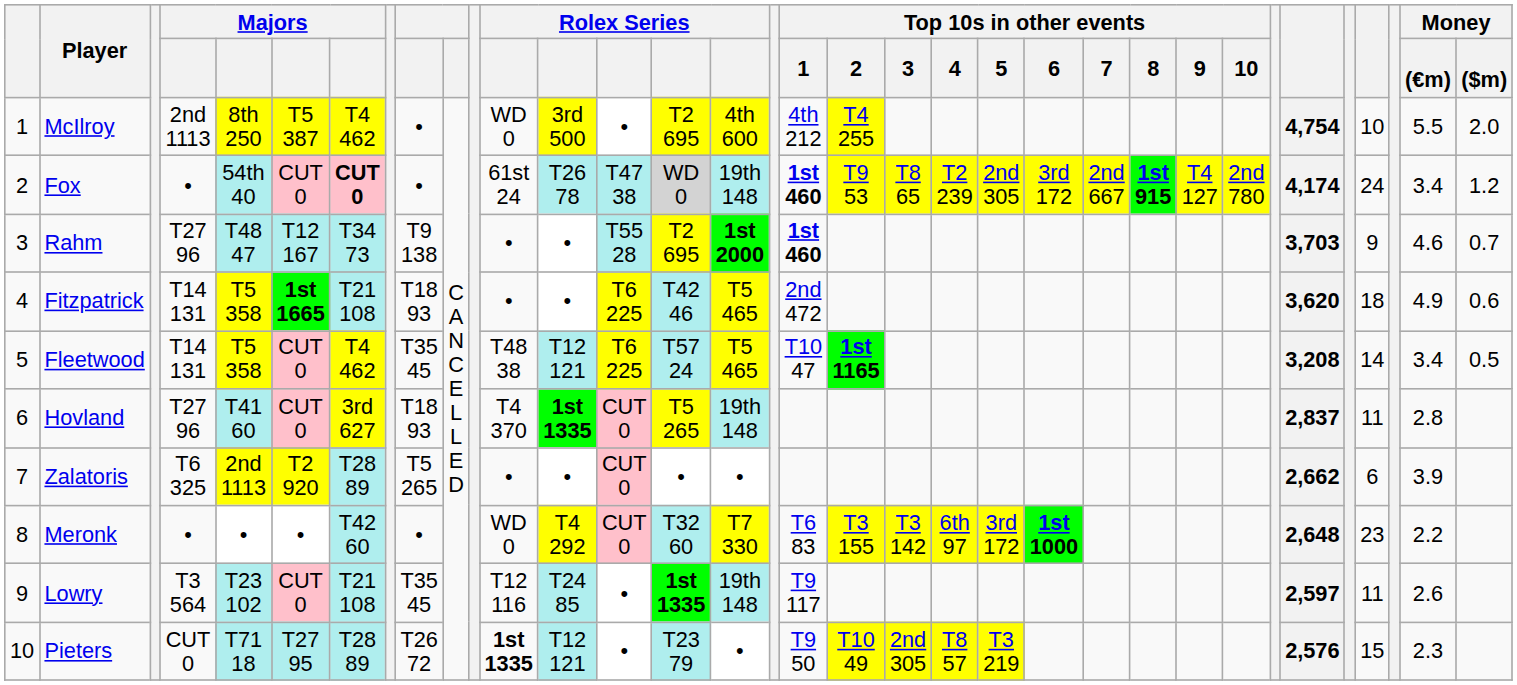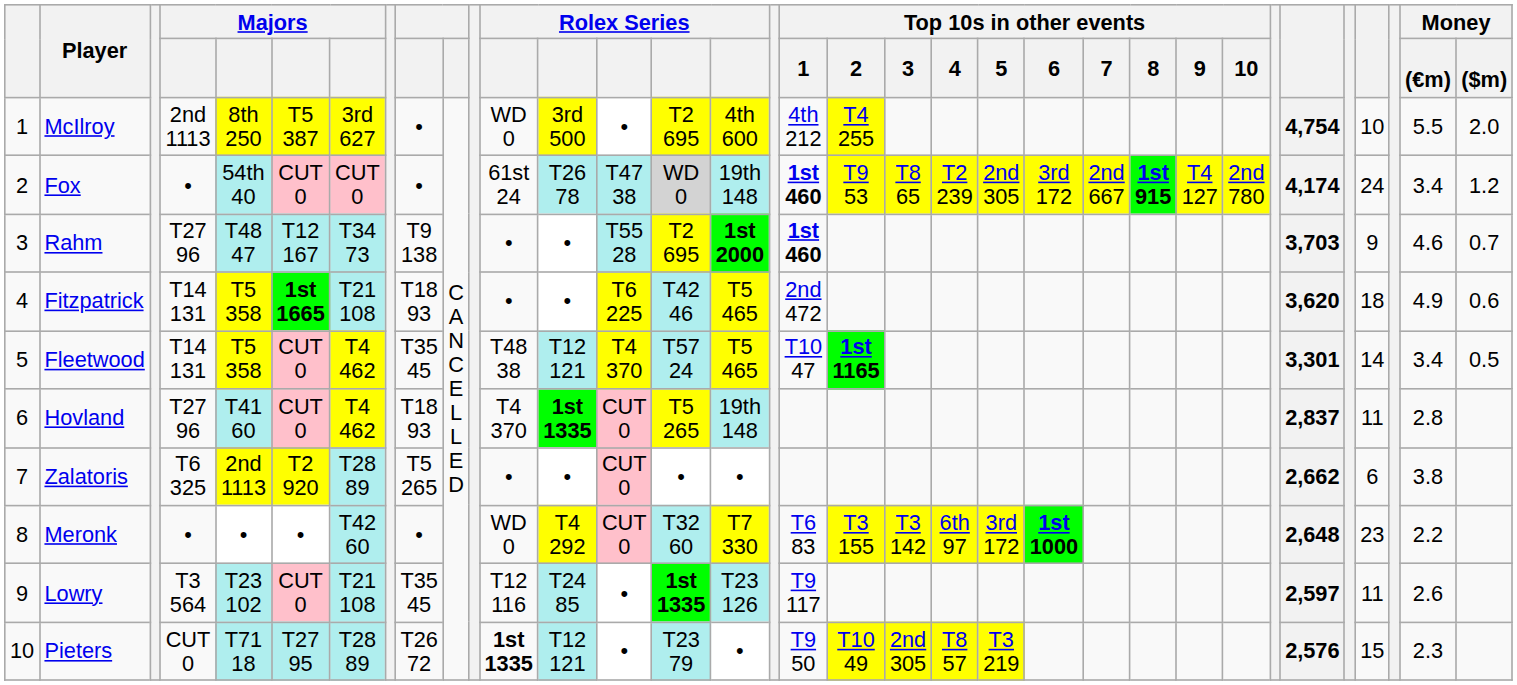(357, 126) T4 462 -> (357, 126) 3rd 627
(357, 184) bold -> (357, 184) normal
(624, 359) T6 225 -> (624, 359) T4 370
(1312, 359) 3,208 -> (1312, 359) 3,301
(357, 418) 3rd 627 -> (357, 418) T4 462
(1428, 476) 3.9 -> (1428, 476) 3.8
(740, 593) 19th 148 -> (740, 593) T23 126
